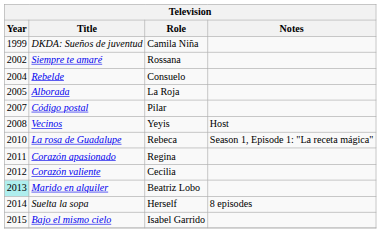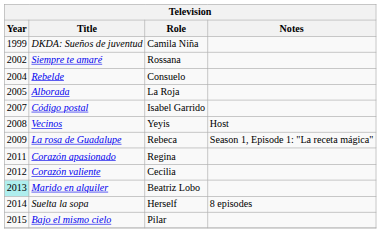(157, 108) Pilar -> (176, 108) Isabel Garrido
(17, 140) 2010 -> (17, 140) 2009
(176, 220) Isabel Garrido -> (157, 220) Pilar
